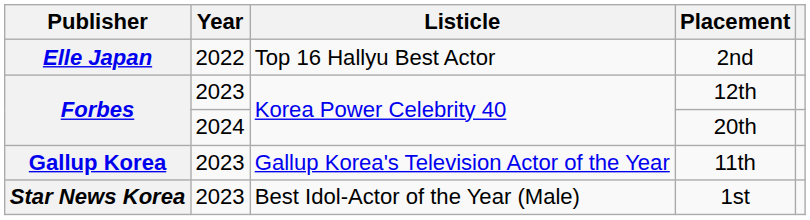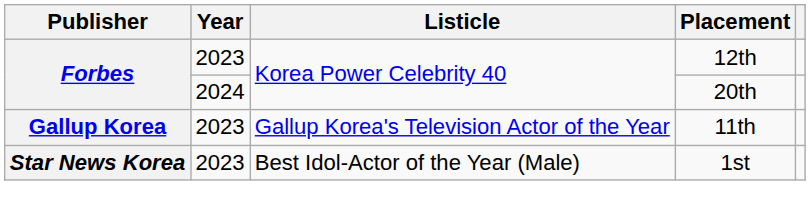- row: (735, 57)
